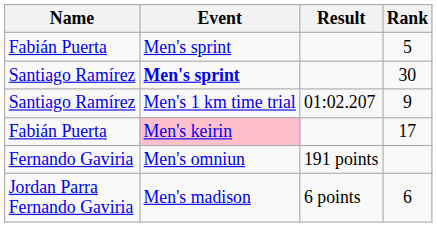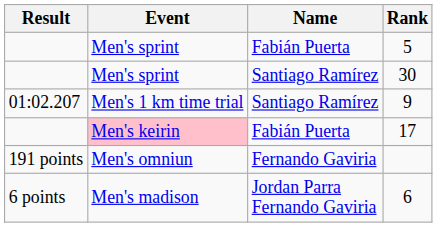columns swapped: (72, 18) <-> (341, 18)
(192, 74) bold -> (135, 74) normal
